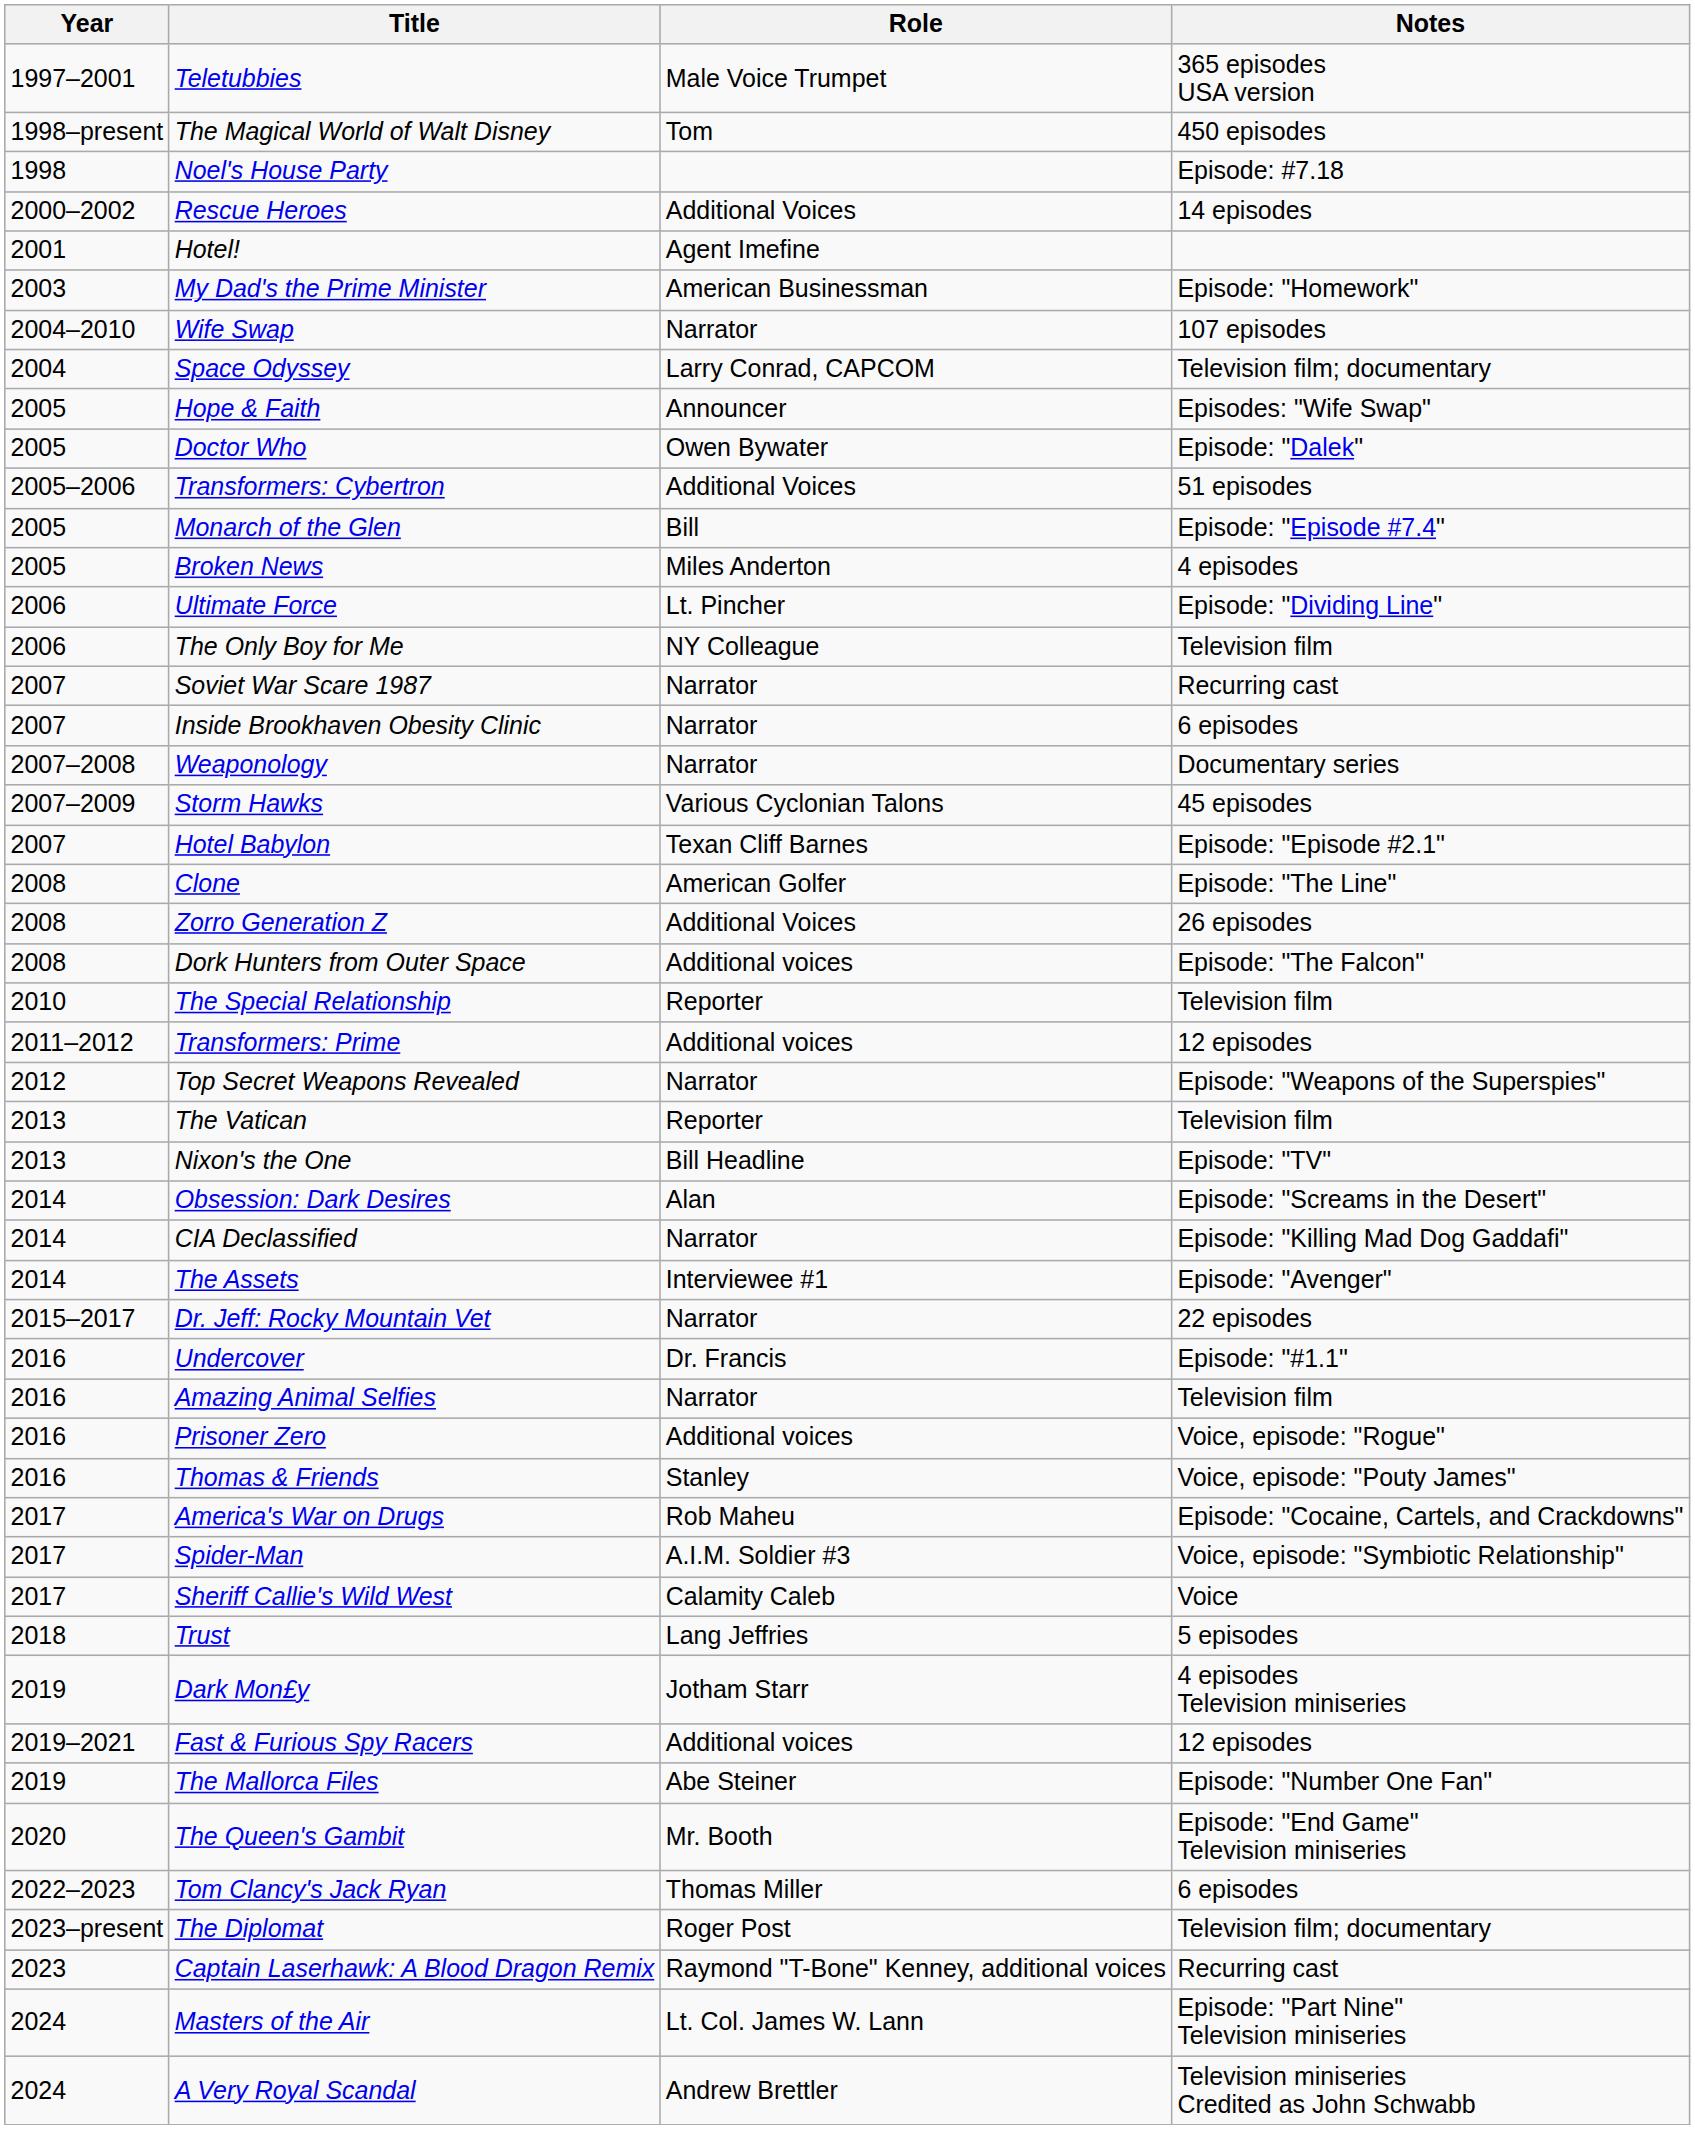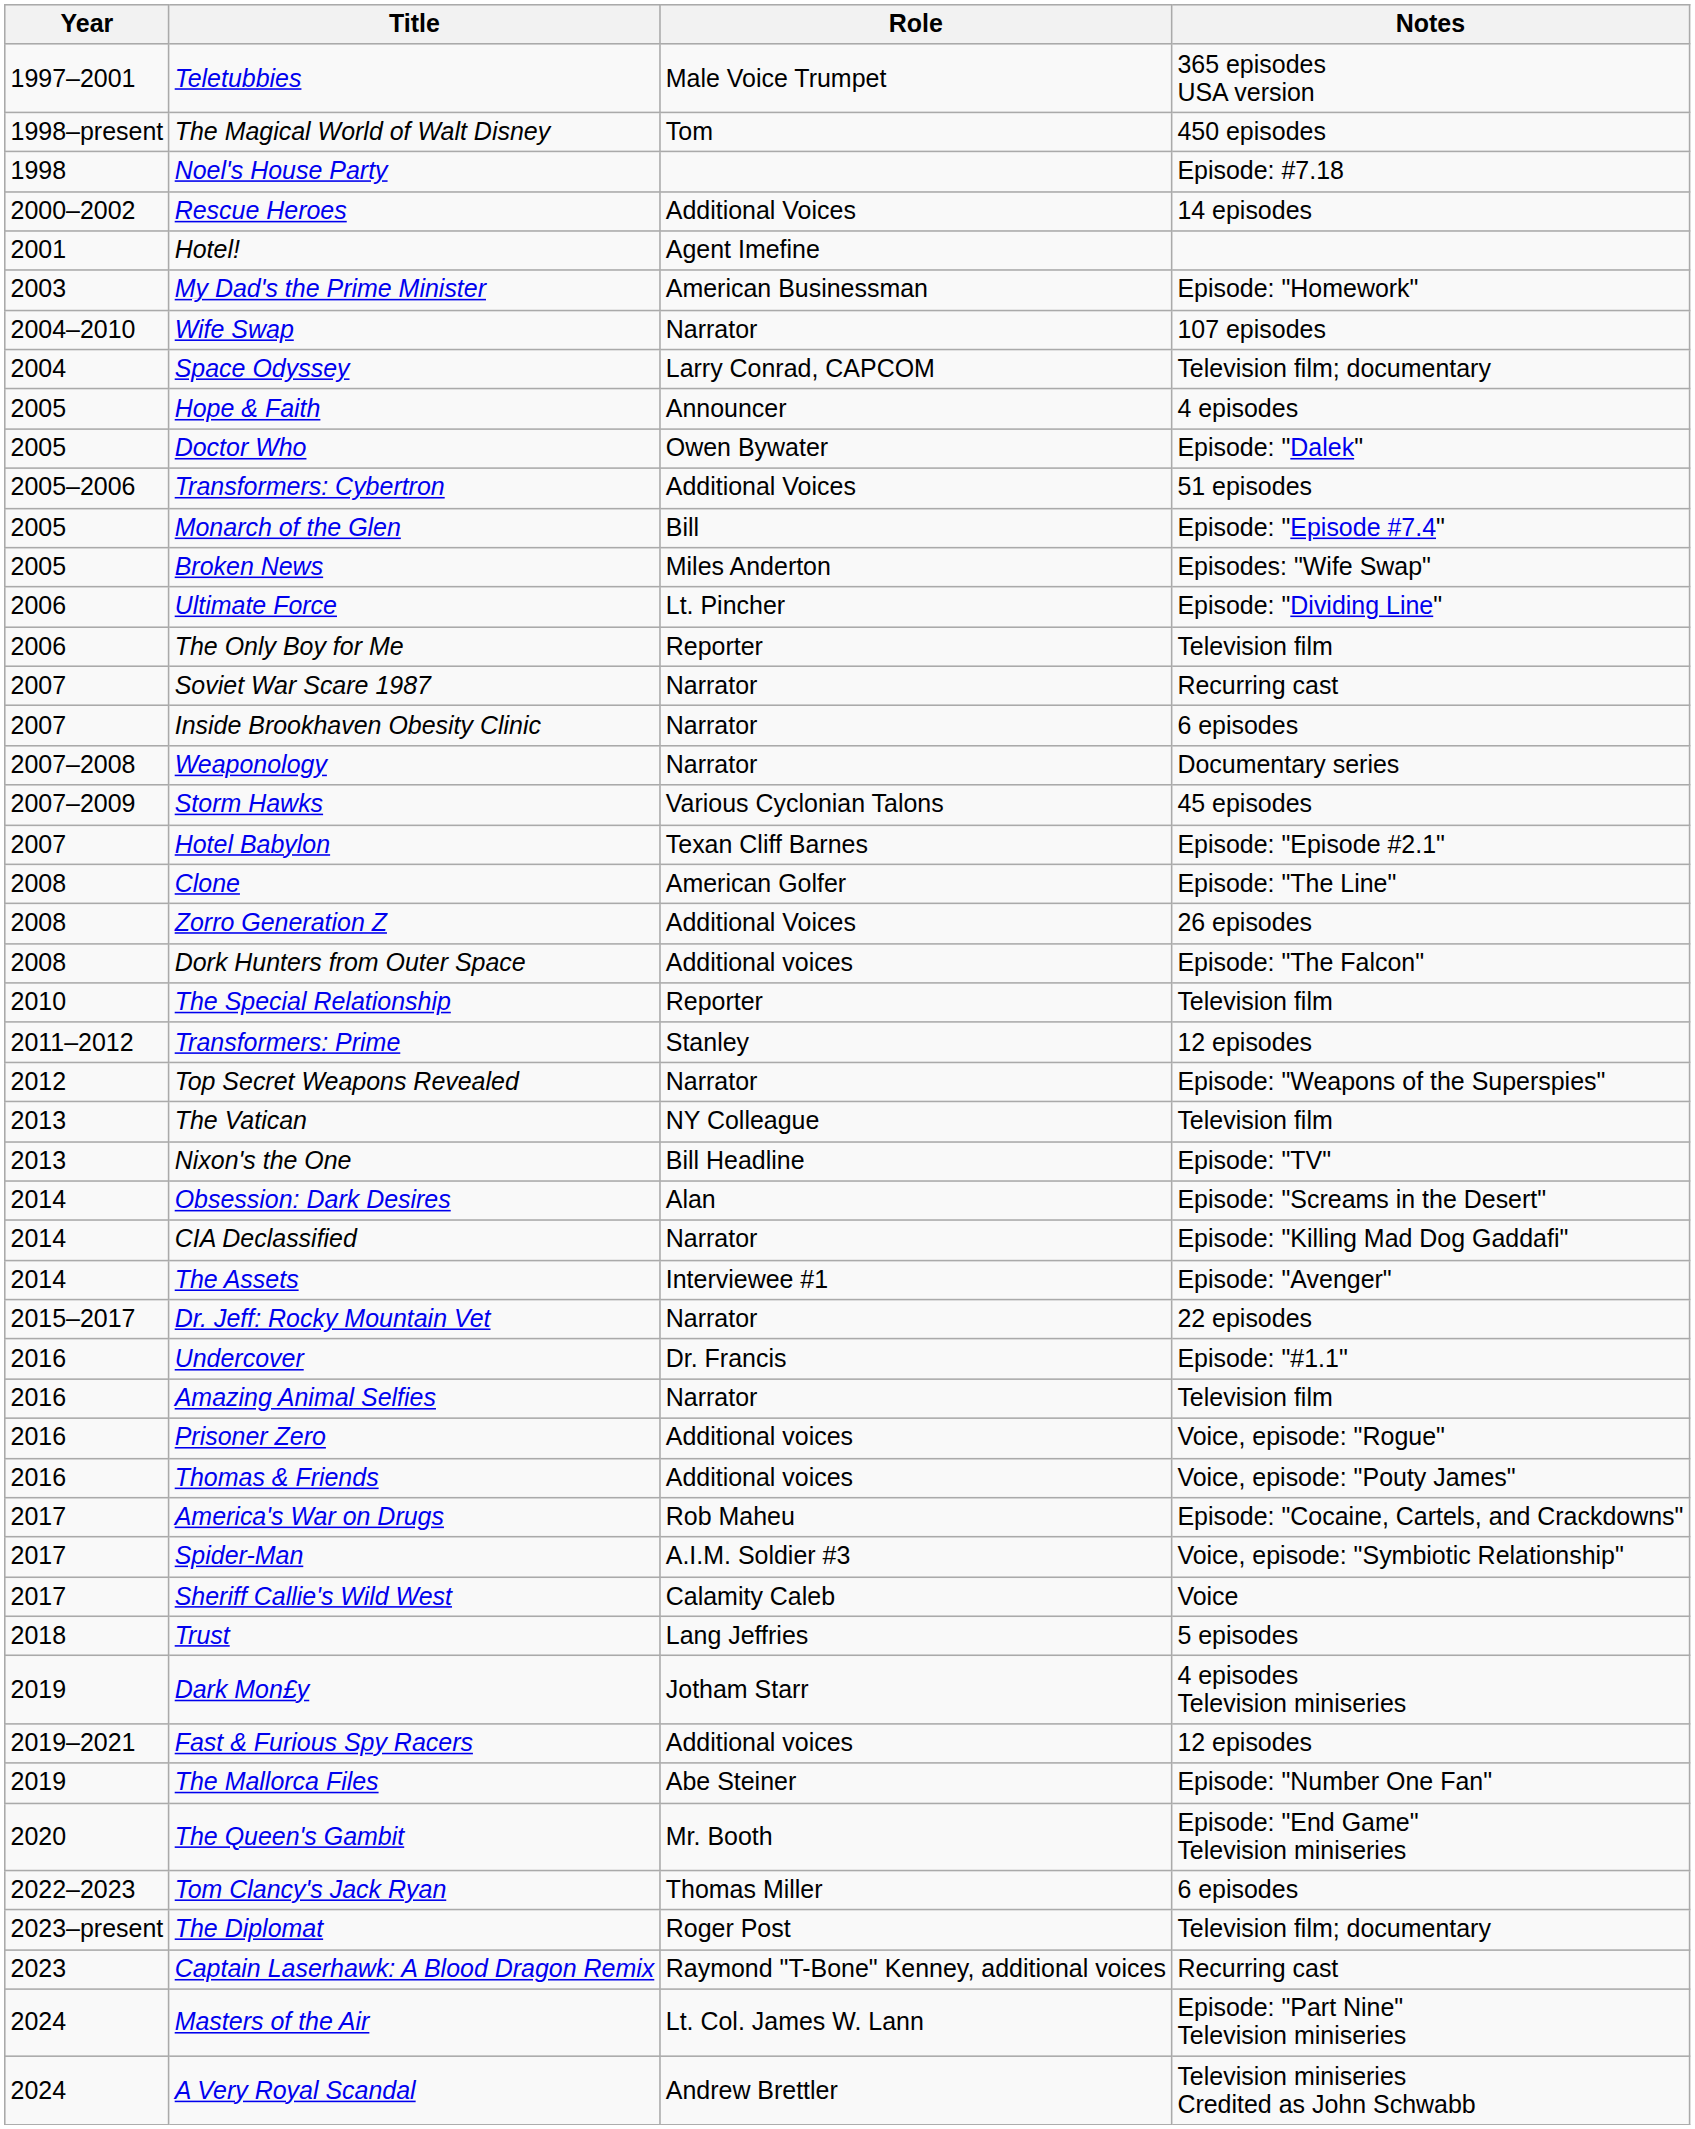(1304, 408) Episodes: "Wife Swap" -> (1238, 408) 4 episodes
(1238, 566) 4 episodes -> (1304, 566) Episodes: "Wife Swap"
(743, 646) NY Colleague -> (714, 646) Reporter
(759, 1041) Additional voices -> (707, 1041) Stanley
(714, 1121) Reporter -> (743, 1121) NY Colleague
(707, 1477) Stanley -> (759, 1477) Additional voices
